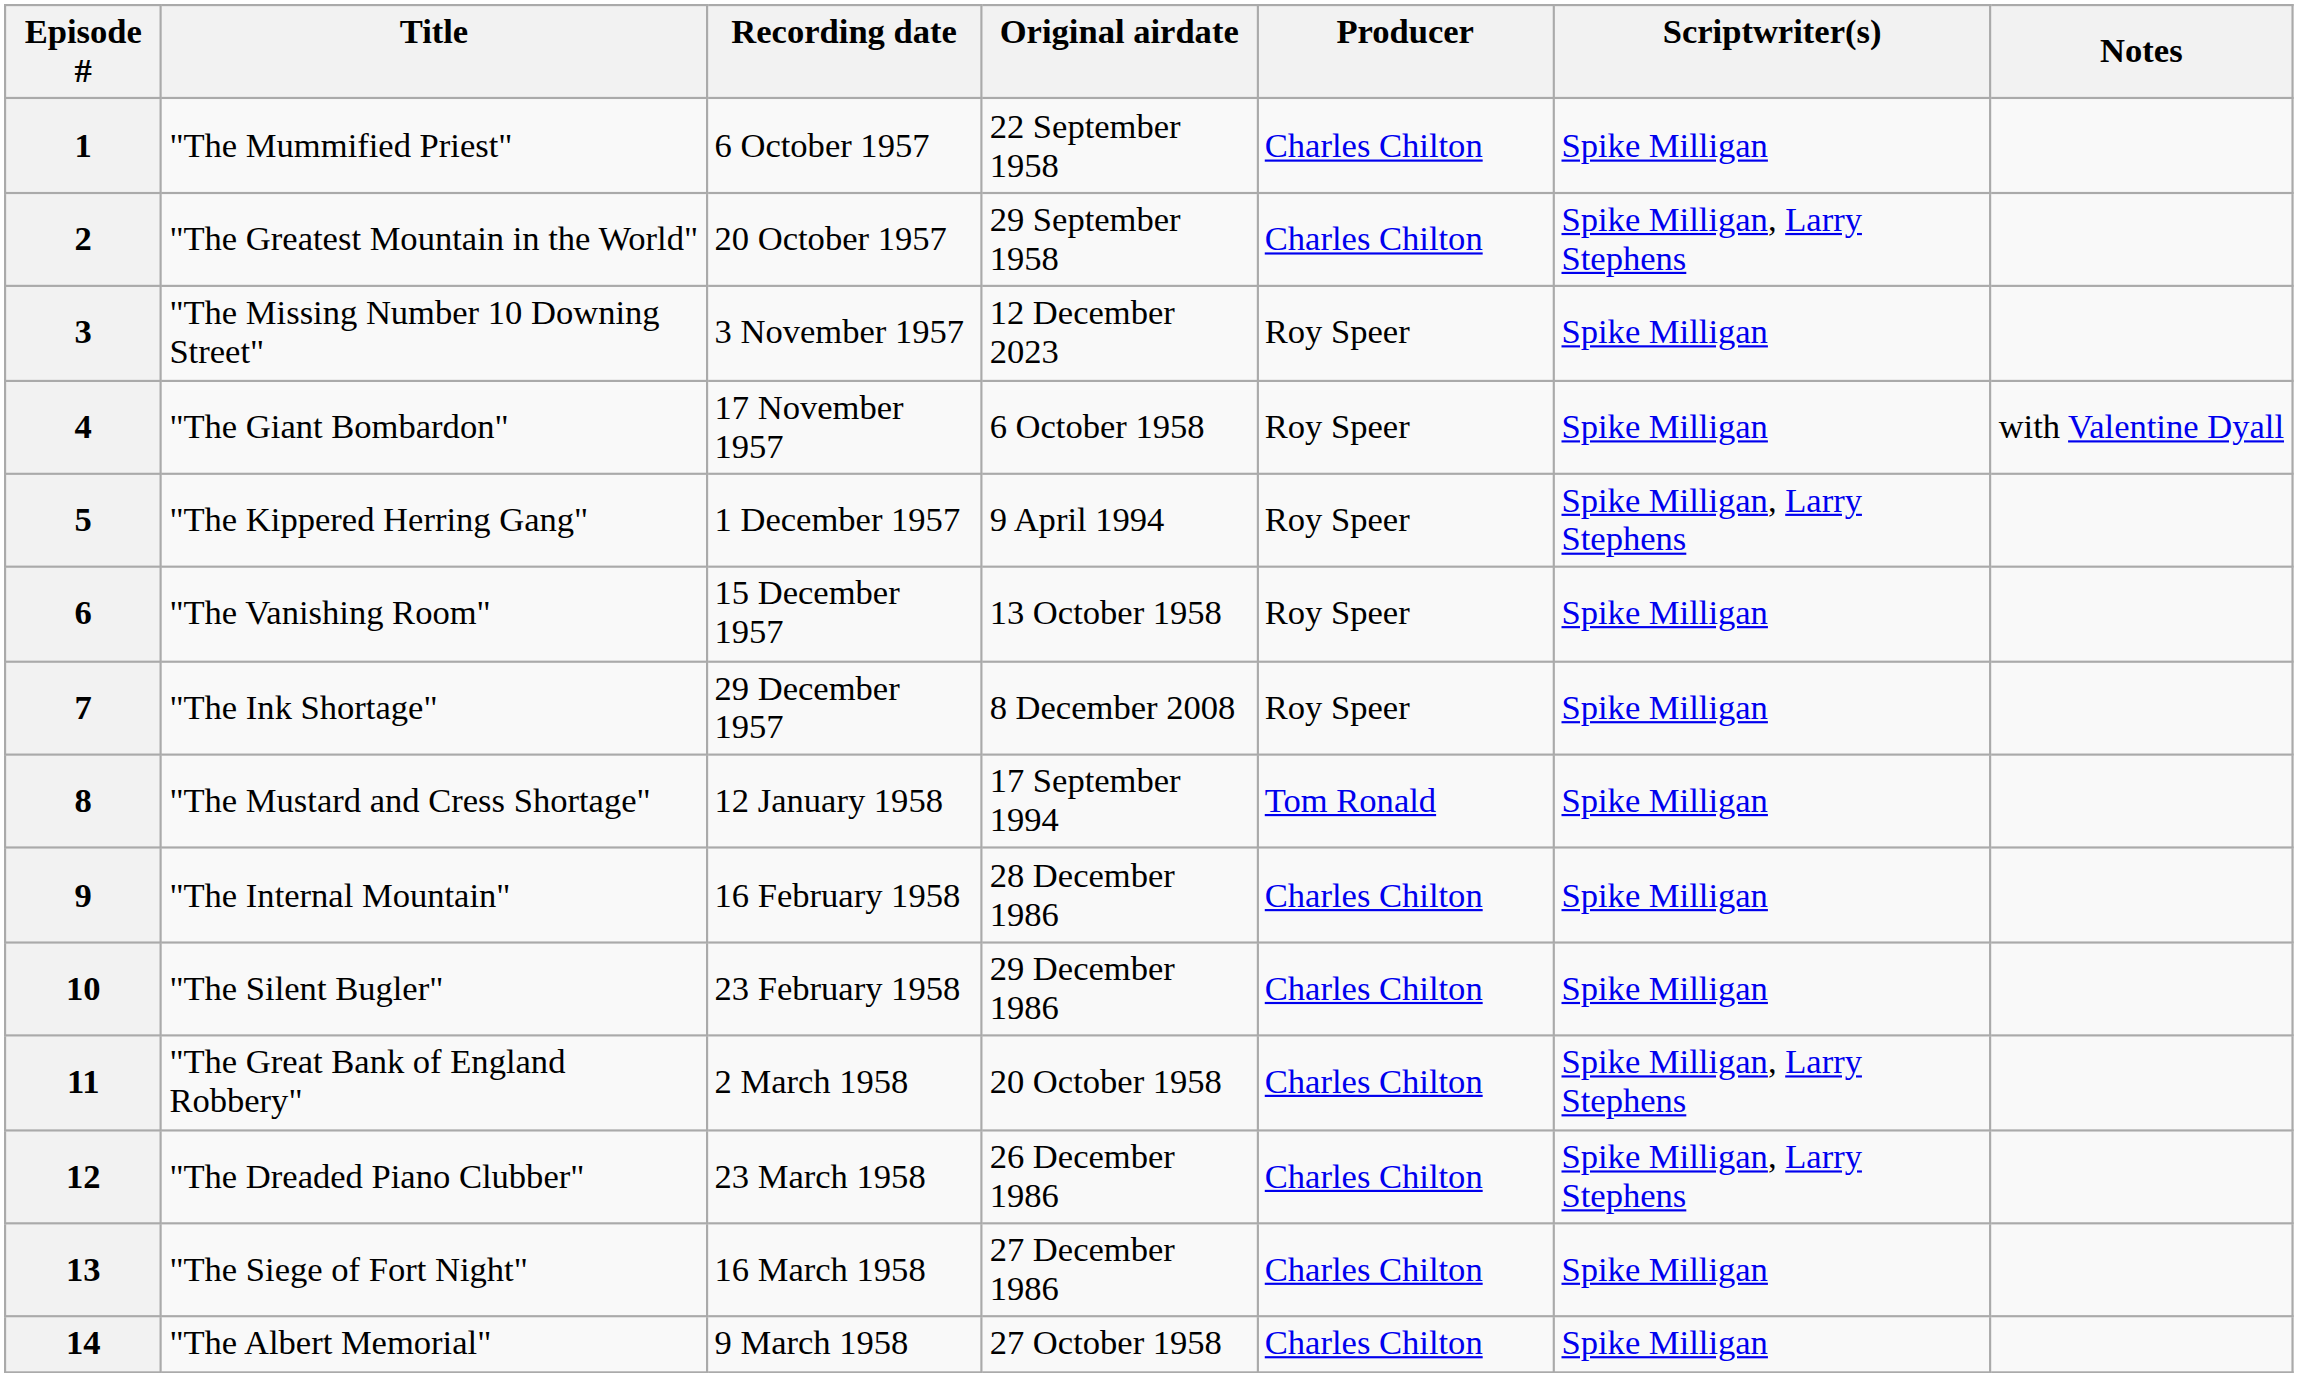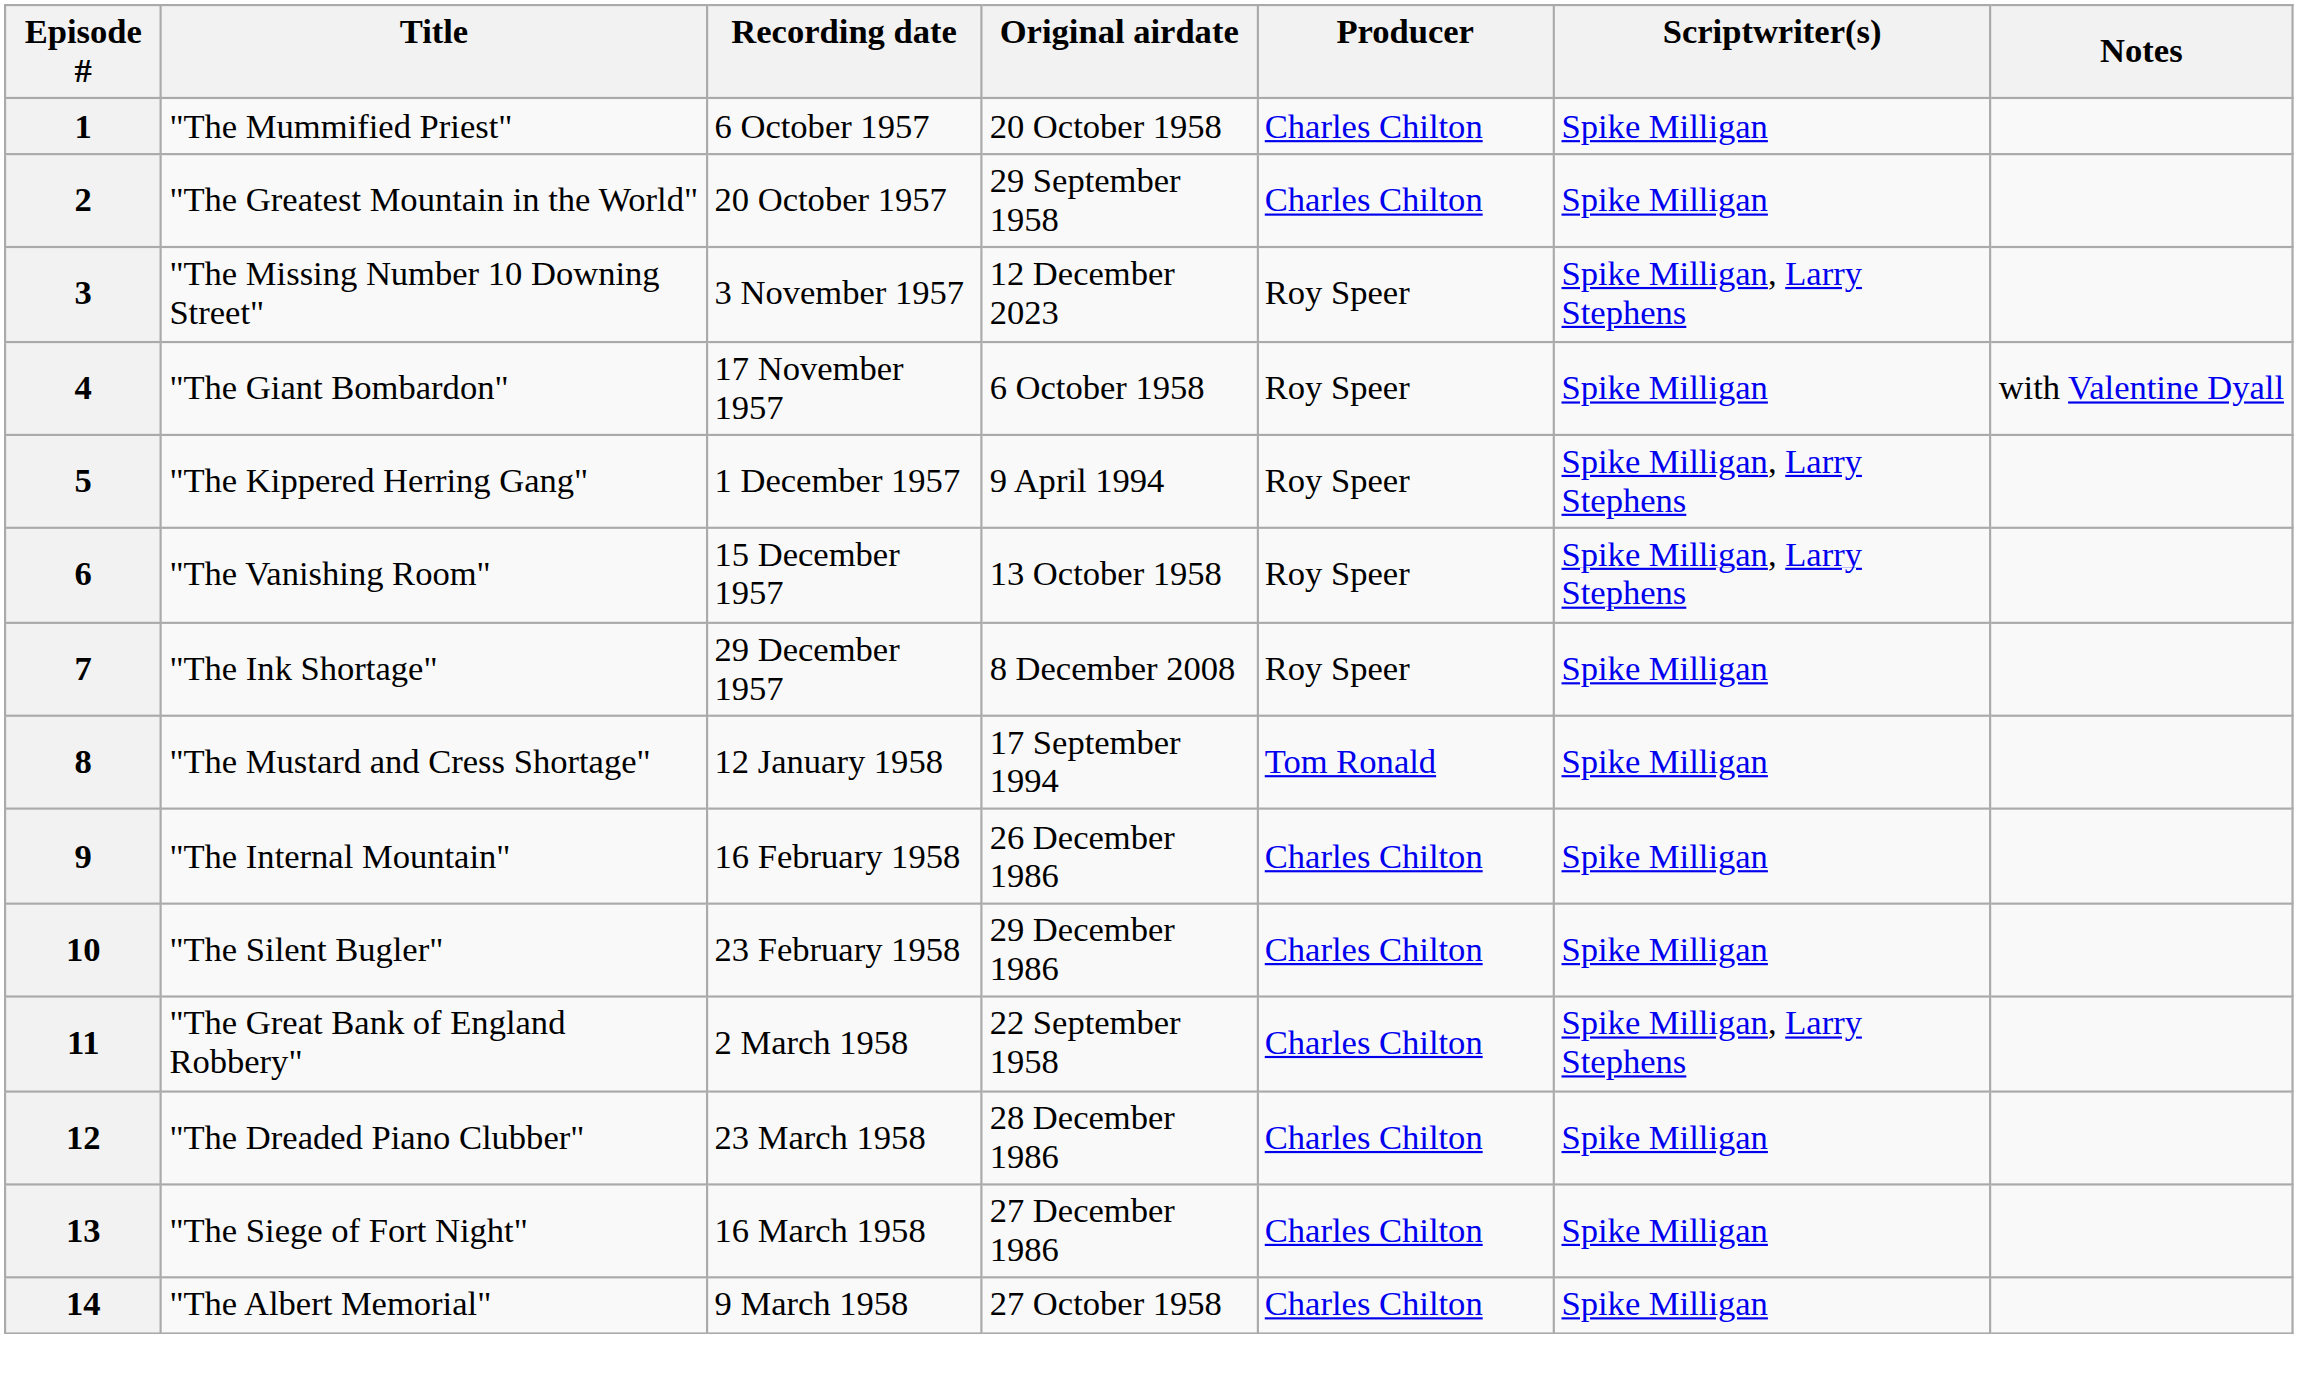(1085, 145) 22 September 1958 -> (1106, 125) 20 October 1958
(1712, 238) Spike Milligan, Larry Stephens -> (1665, 199) Spike Milligan
(1665, 332) Spike Milligan -> (1712, 293) Spike Milligan, Larry Stephens
(1665, 613) Spike Milligan -> (1712, 574) Spike Milligan, Larry Stephens
(1082, 894) 28 December 1986 -> (1082, 855) 26 December 1986
(1106, 1081) 20 October 1958 -> (1085, 1043) 22 September 1958
(1082, 1175) 26 December 1986 -> (1082, 1136) 28 December 1986
(1712, 1175) Spike Milligan, Larry Stephens -> (1665, 1136) Spike Milligan
